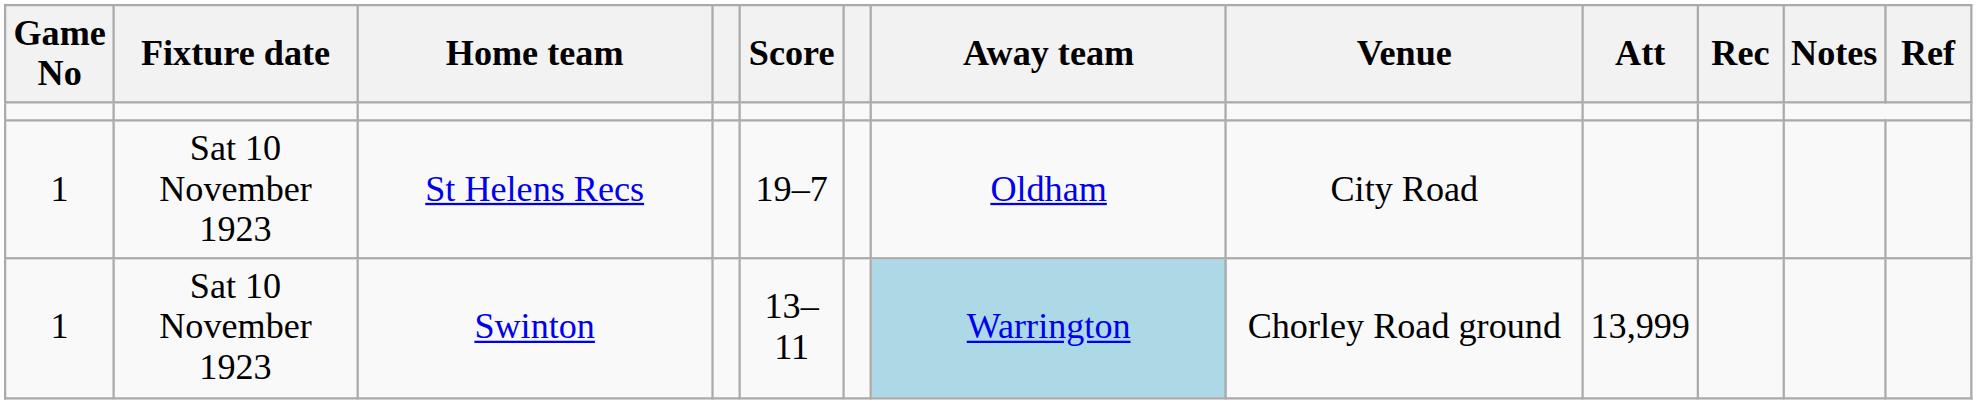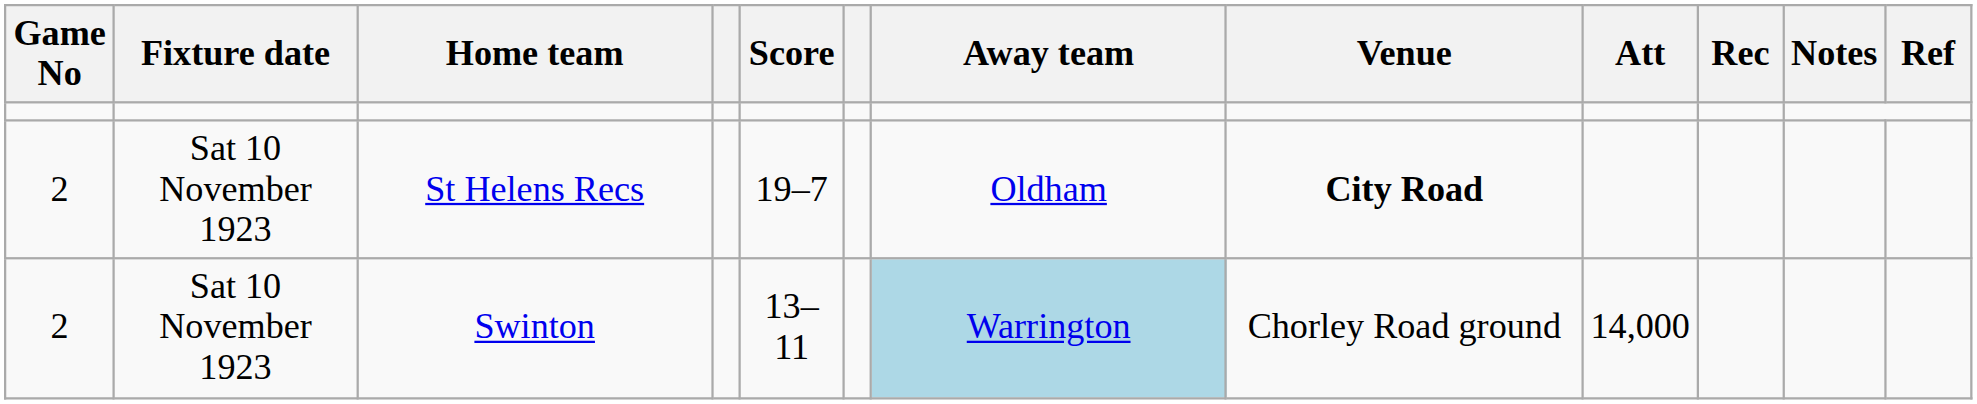(60, 188) 1 -> (60, 188) 2
(1404, 188) normal -> (1404, 188) bold
(60, 327) 1 -> (60, 327) 2
(1640, 327) 13,999 -> (1640, 327) 14,000
